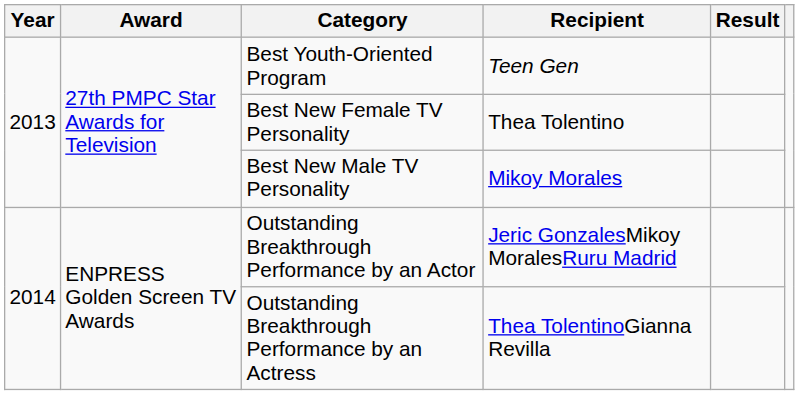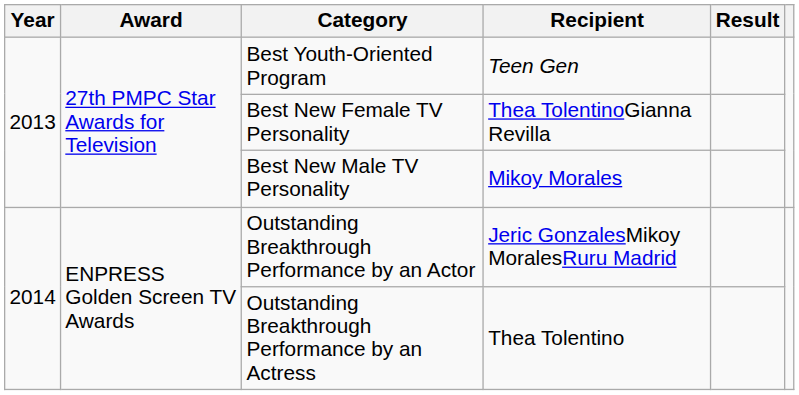(556, 122) Thea Tolentino -> (590, 122) Thea TolentinoGianna Revilla
(590, 338) Thea TolentinoGianna Revilla -> (556, 338) Thea Tolentino
